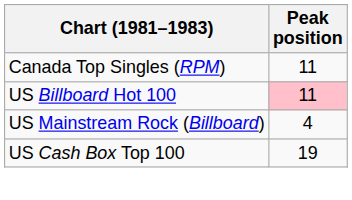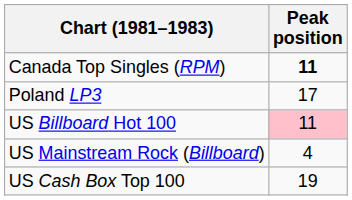(308, 67) normal -> (308, 67) bold
+ row: (55, 95)
